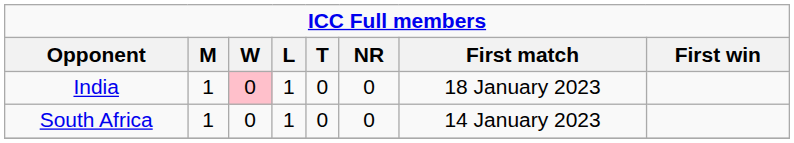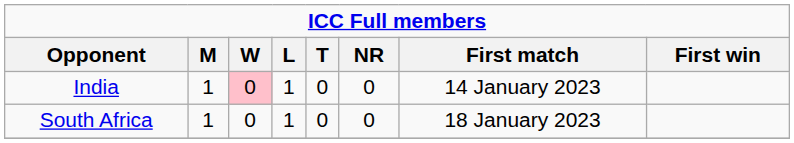(523, 87) 18 January 2023 -> (523, 87) 14 January 2023
(523, 120) 14 January 2023 -> (523, 120) 18 January 2023
